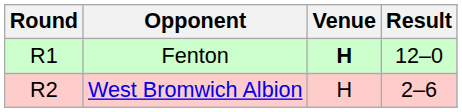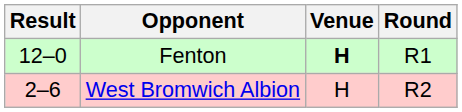columns swapped: (44, 21) <-> (419, 21)
